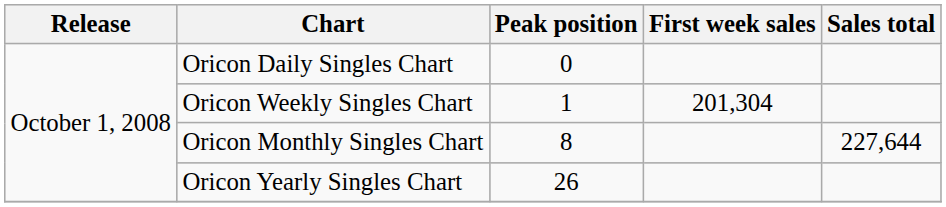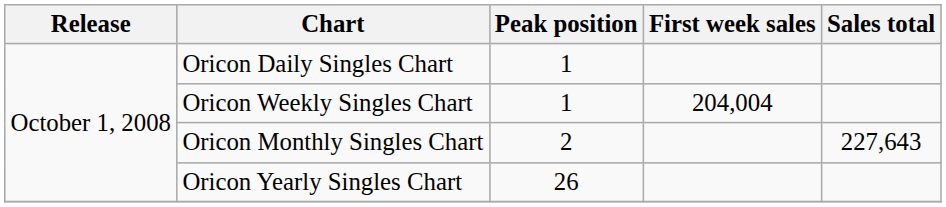(566, 63) 0 -> (566, 63) 1
(732, 102) 201,304 -> (732, 102) 204,004
(566, 142) 8 -> (566, 142) 2
(881, 142) 227,644 -> (881, 142) 227,643
